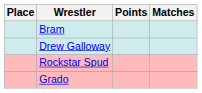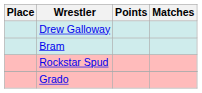rows swapped: (75, 46) <-> (52, 29)
